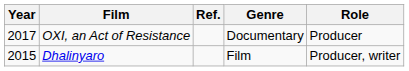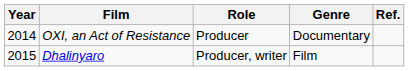columns swapped: (355, 14) <-> (208, 14)
(22, 35) 2017 -> (22, 35) 2014
